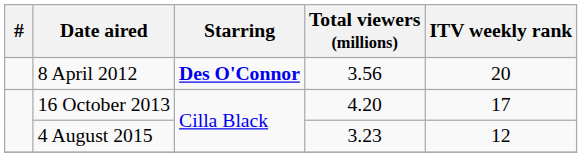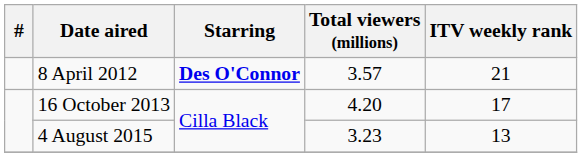(365, 73) 3.56 -> (365, 73) 3.57
(501, 73) 20 -> (501, 73) 21
(501, 135) 12 -> (501, 135) 13
